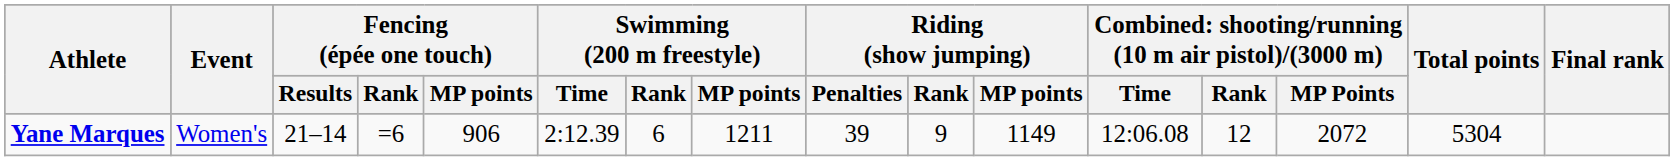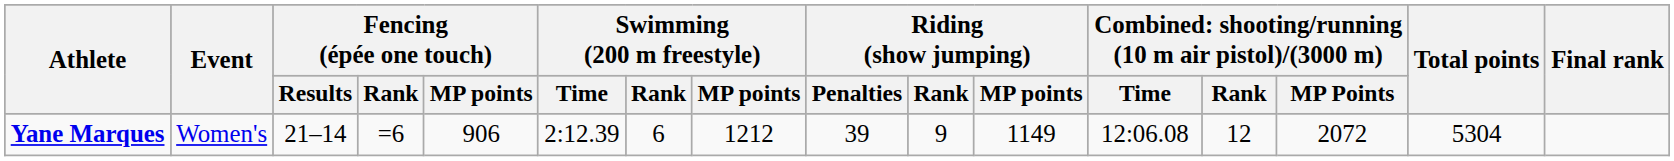(749, 134) 1211 -> (749, 134) 1212
